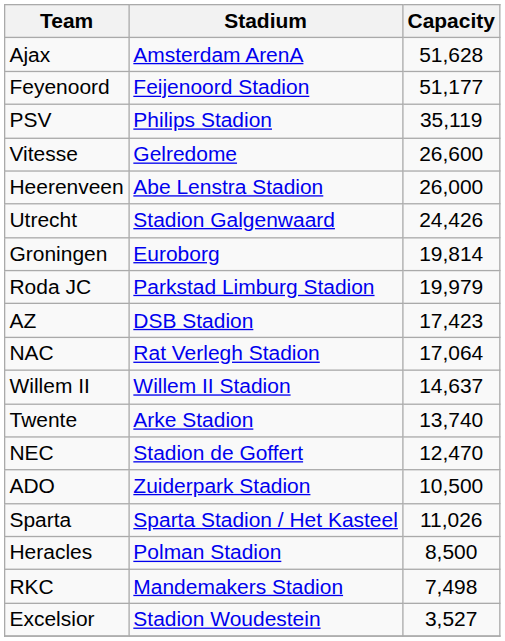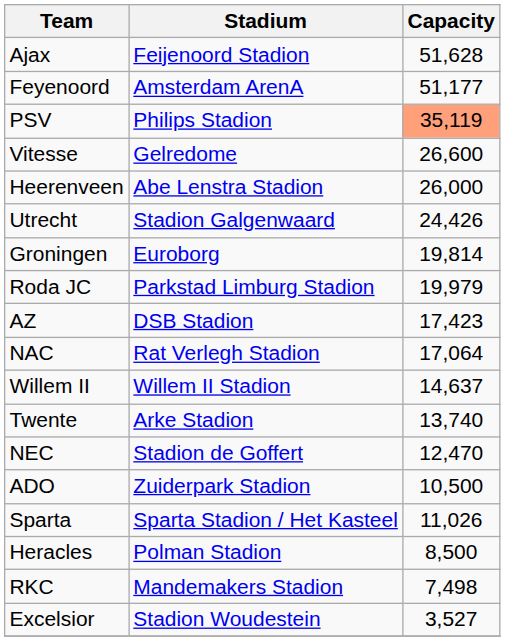(218, 54) Amsterdam ArenA -> (221, 54) Feijenoord Stadion
(221, 87) Feijenoord Stadion -> (218, 87) Amsterdam ArenA
(451, 120) no background -> (451, 120) lightsalmon background
